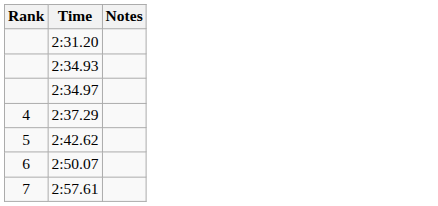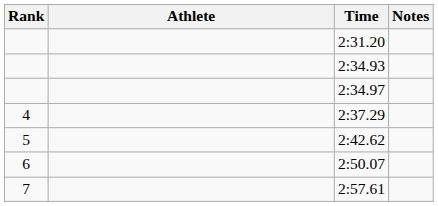+ column: (191, 16)
